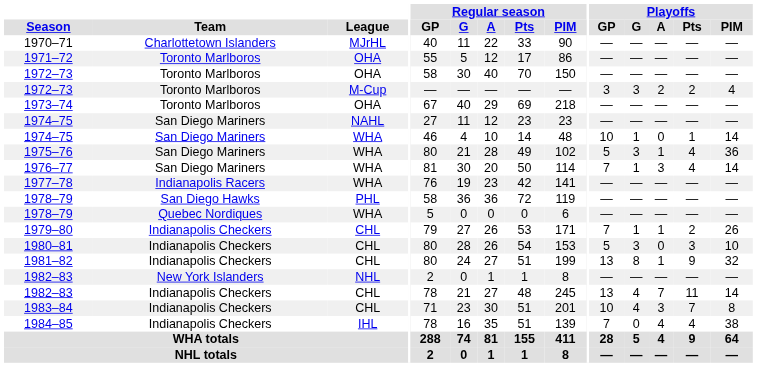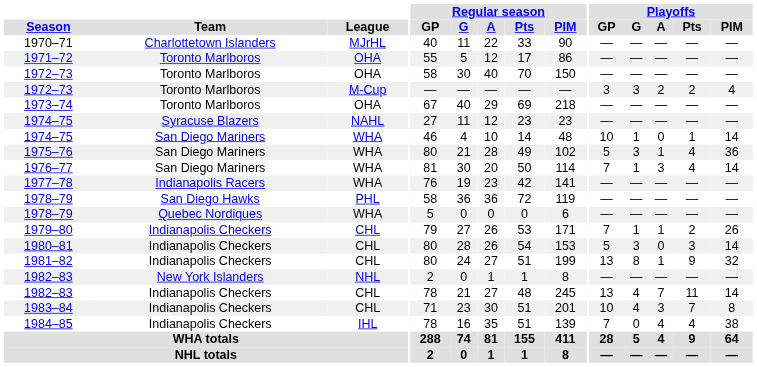(210, 121) San Diego Mariners -> (210, 121) Syracuse Blazers
(732, 245) 10 -> (732, 245) 14
